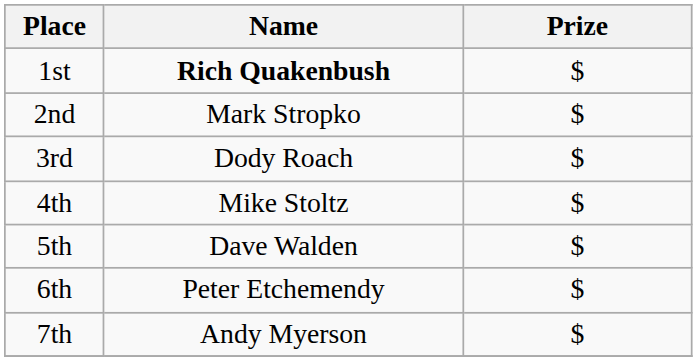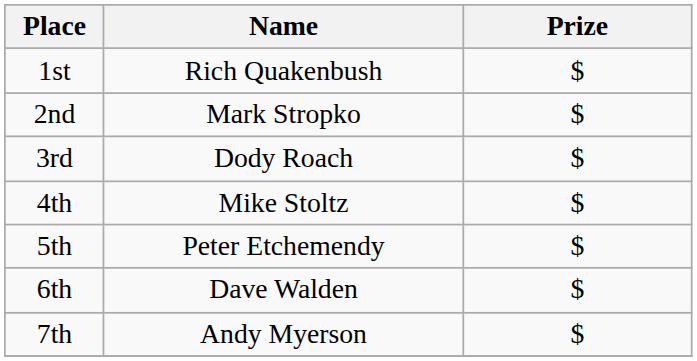(283, 70) bold -> (283, 70) normal
(284, 245) Dave Walden -> (284, 245) Peter Etchemendy
(284, 289) Peter Etchemendy -> (284, 289) Dave Walden
